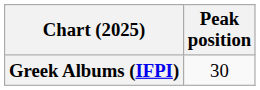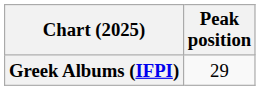(219, 70) 30 -> (219, 70) 29
